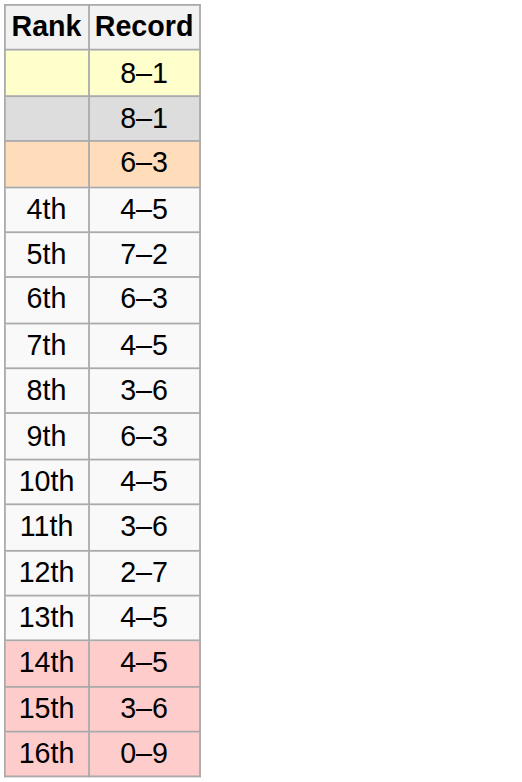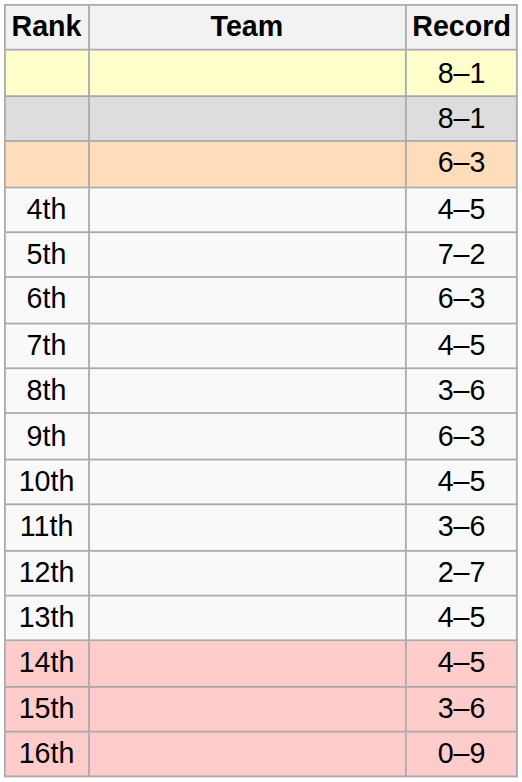+ column: (247, 27)
